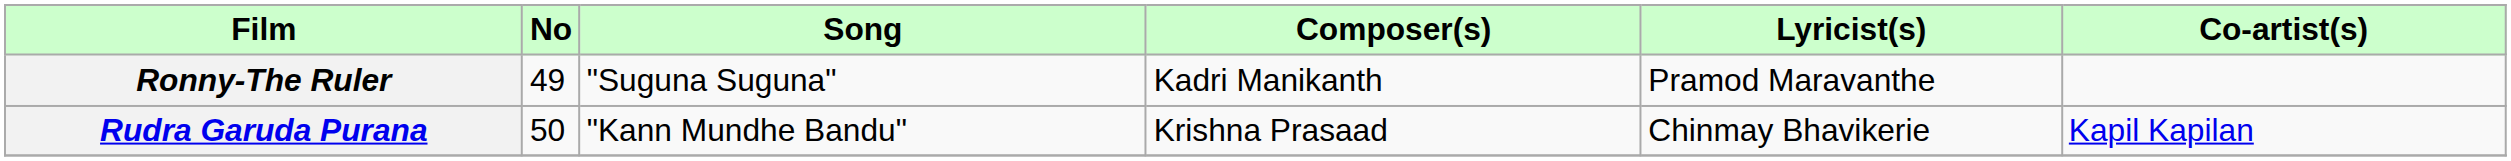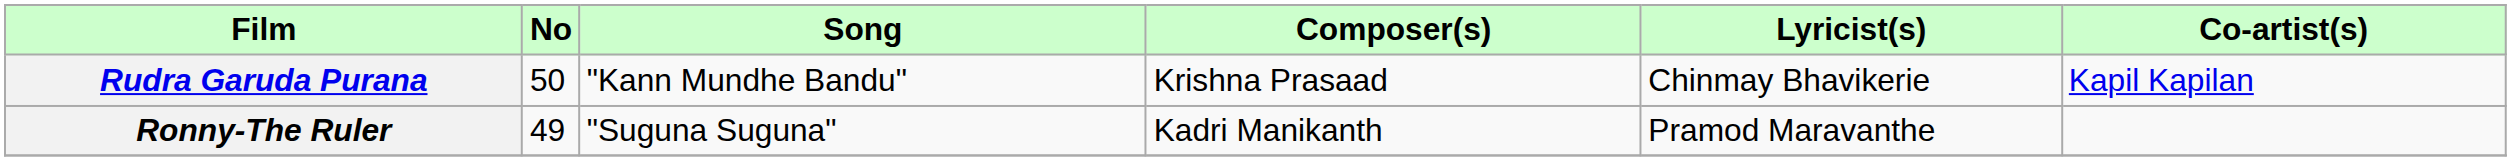rows swapped: (264, 79) <-> (264, 130)
